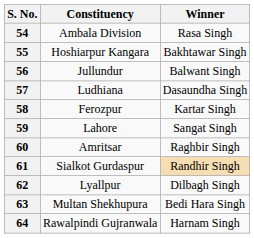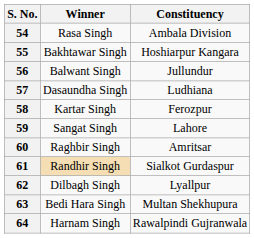columns swapped: (100, 14) <-> (205, 14)
